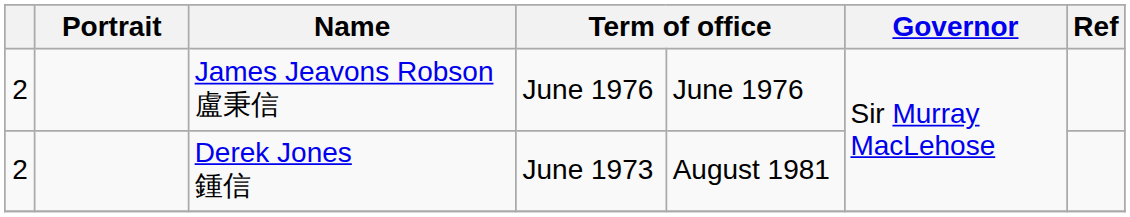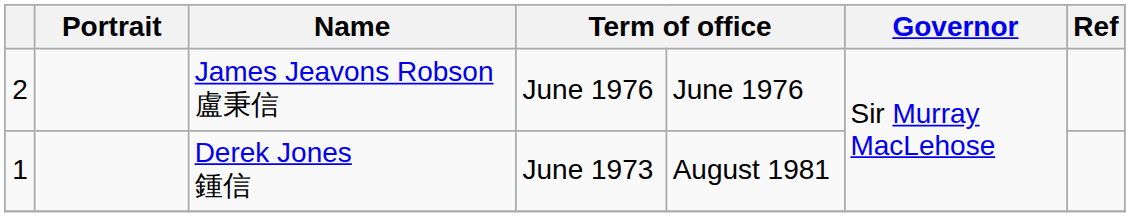(20, 170) 2 -> (20, 170) 1
